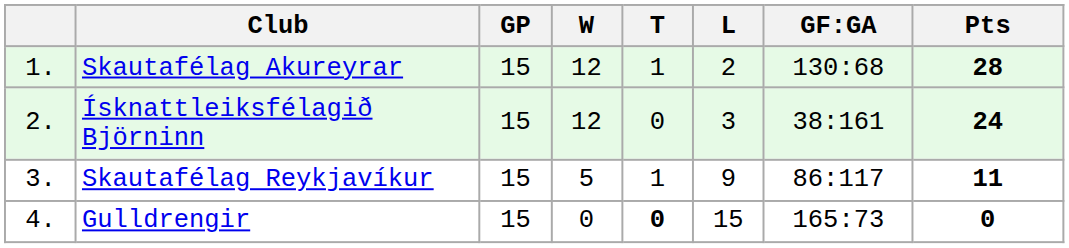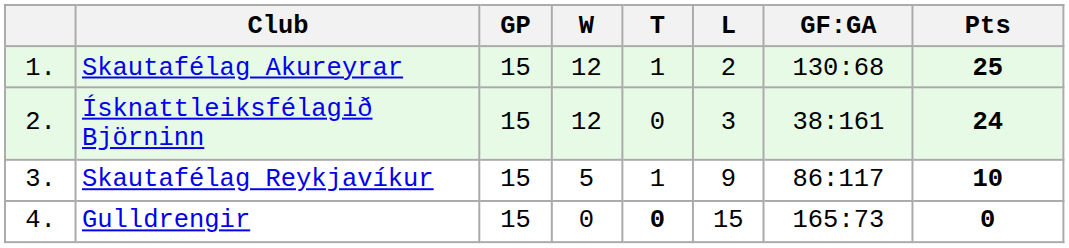(988, 67) 28 -> (988, 67) 25
(988, 180) 11 -> (988, 180) 10
